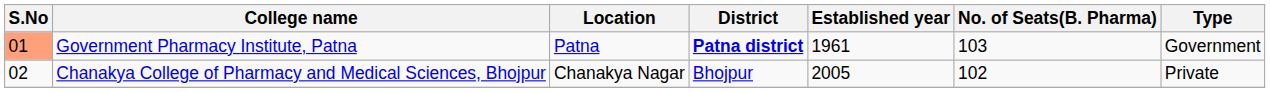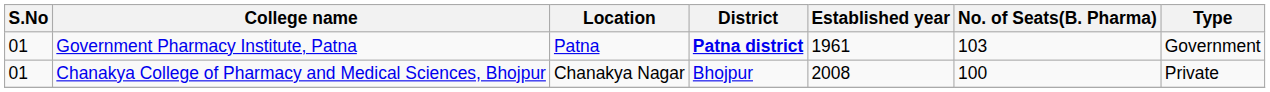(18, 45) lightsalmon background -> (18, 45) no background
(18, 73) 02 -> (18, 73) 01
(831, 73) 2005 -> (831, 73) 2008
(973, 73) 102 -> (973, 73) 100
